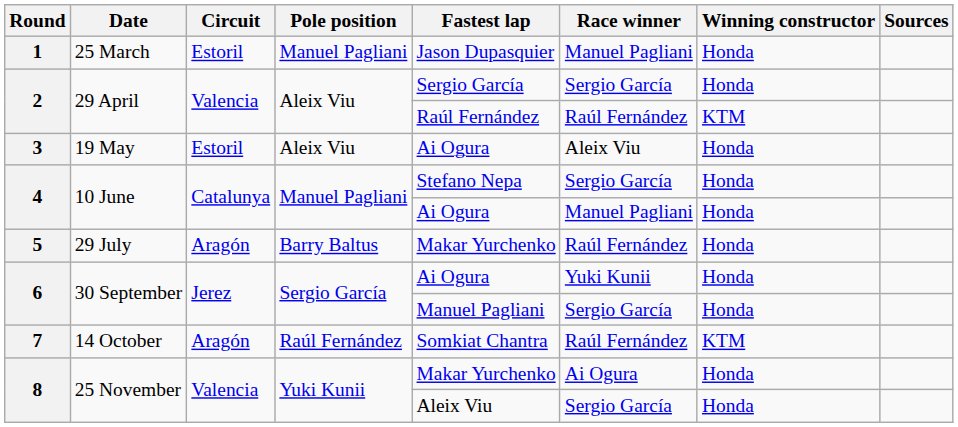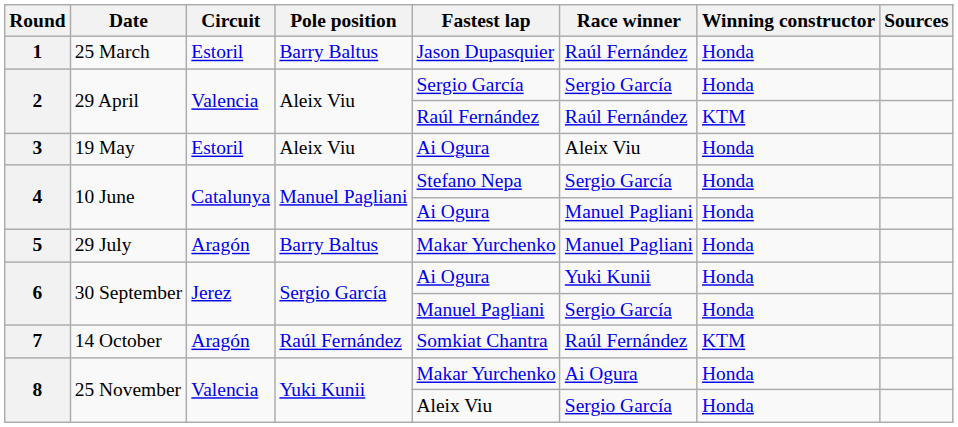(343, 52) Manuel Pagliani -> (329, 52) Barry Baltus
(629, 52) Manuel Pagliani -> (626, 52) Raúl Fernández
(626, 244) Raúl Fernández -> (629, 244) Manuel Pagliani
